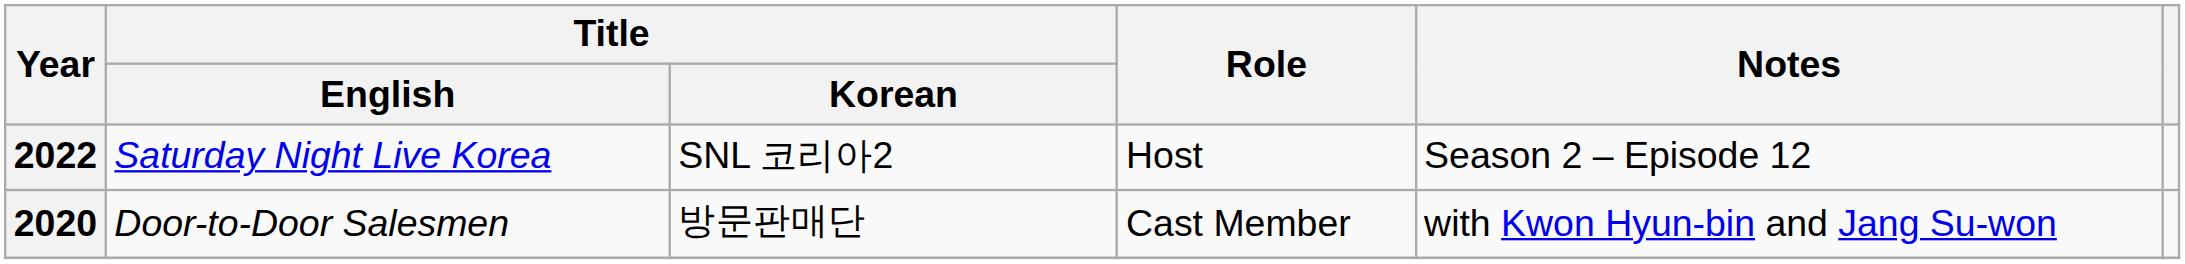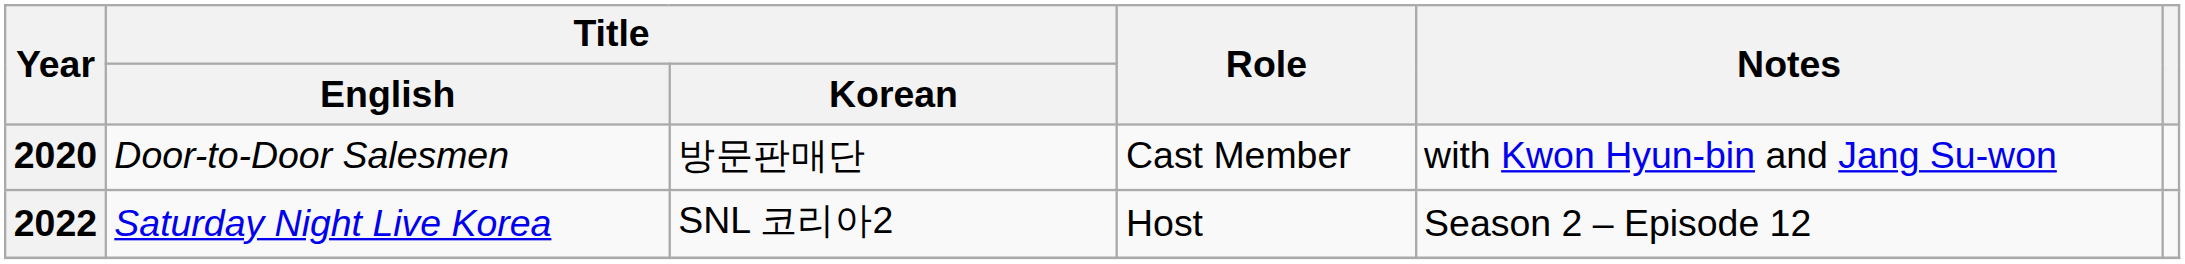rows swapped: (55, 222) <-> (55, 156)
